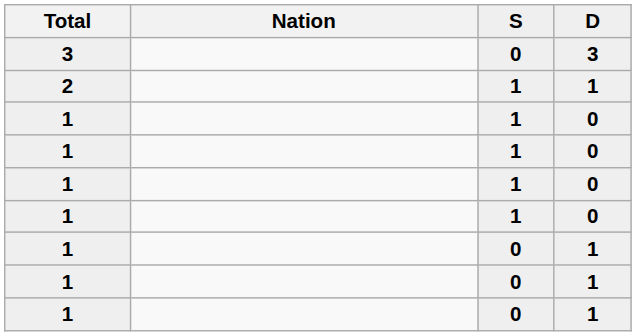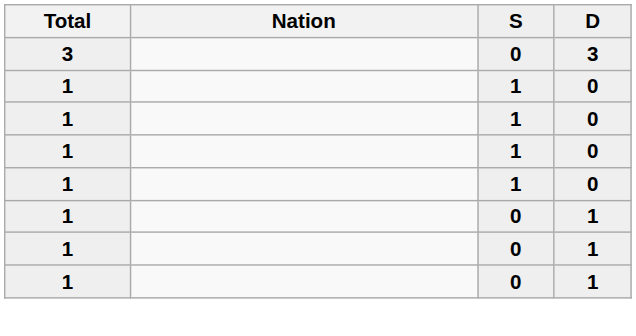- row: (67, 86)
